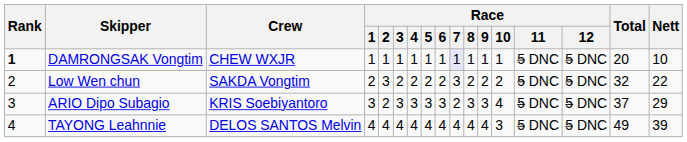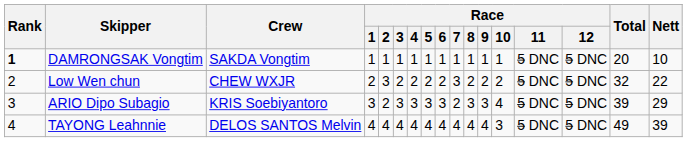(252, 59) CHEW WXJR -> (260, 59) SAKDA Vongtim
(457, 59) lavender background -> (457, 59) no background
(260, 81) SAKDA Vongtim -> (252, 81) CHEW WXJR
(621, 103) 37 -> (621, 103) 39
